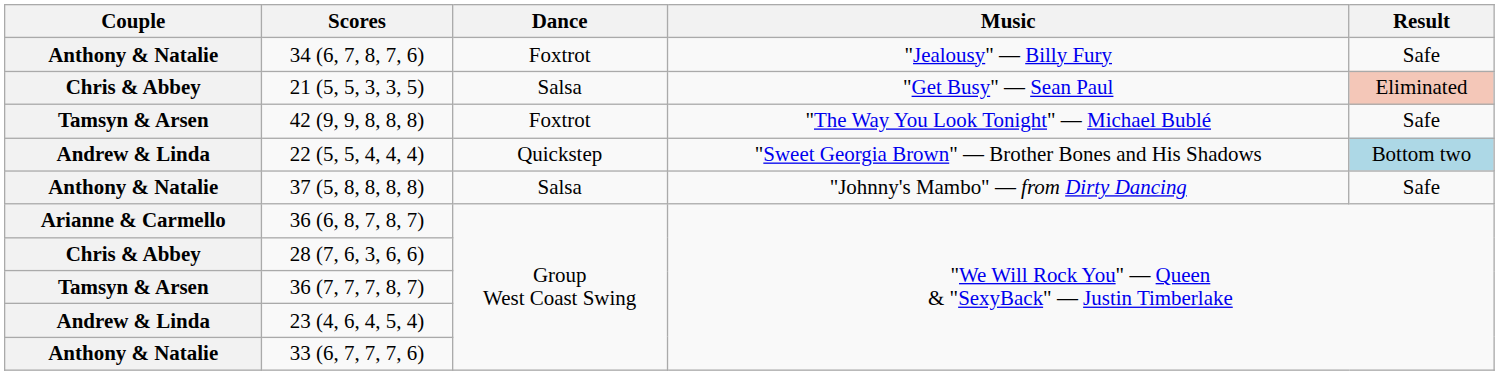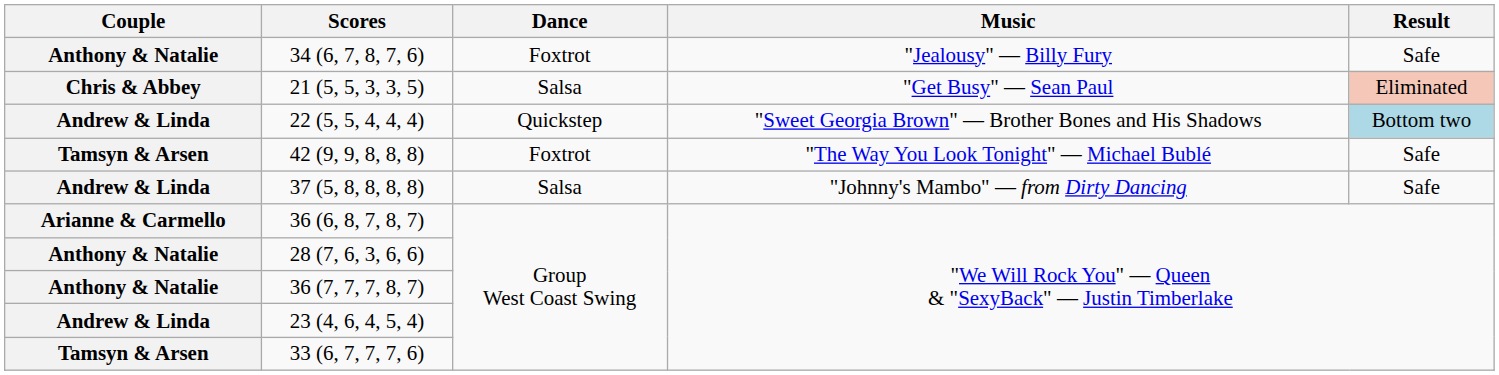rows swapped: (357, 120) <-> (357, 154)
(133, 187) Anthony & Natalie -> (133, 187) Andrew & Linda
(133, 253) Chris & Abbey -> (133, 253) Anthony & Natalie
(133, 287) Tamsyn & Arsen -> (133, 287) Anthony & Natalie
(133, 353) Anthony & Natalie -> (133, 353) Tamsyn & Arsen
